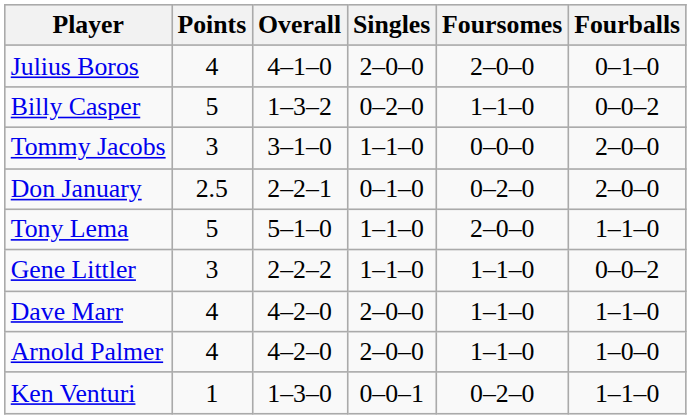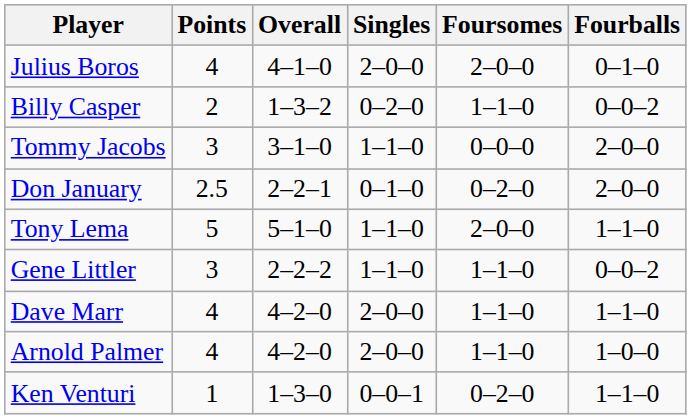(212, 106) 5 -> (212, 106) 2
